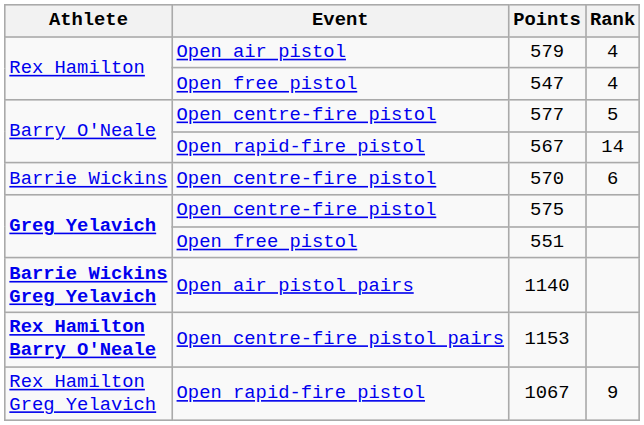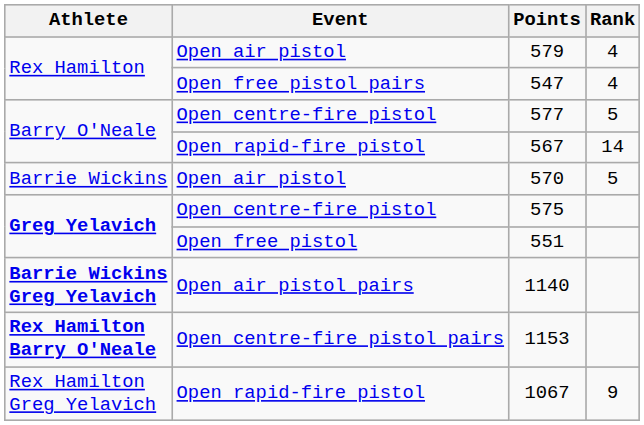(267, 84) Open free pistol -> (301, 84) Open free pistol pairs
(306, 179) Open centre-fire pistol -> (261, 179) Open air pistol
(613, 179) 6 -> (613, 179) 5
